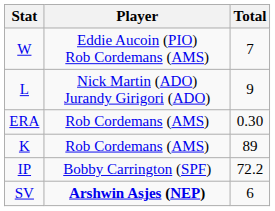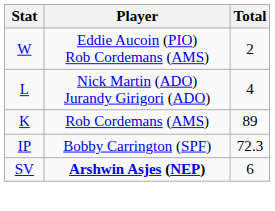(250, 48) 7 -> (250, 48) 2
(250, 89) 9 -> (250, 89) 4
- row: (24, 121)
(250, 169) 72.2 -> (250, 145) 72.3
